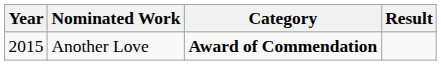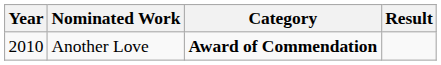(26, 45) 2015 -> (26, 45) 2010
